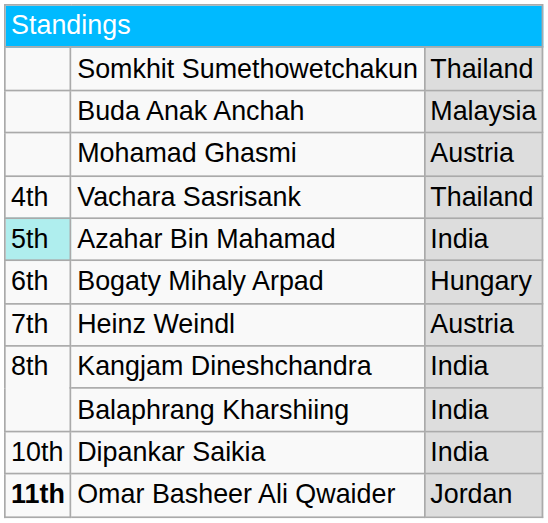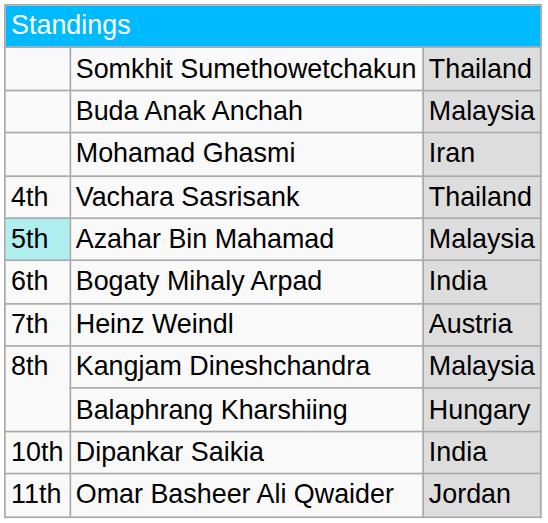(472, 153) Austria -> (452, 153) Iran
(459, 238) India -> (482, 238) Malaysia
(481, 281) Hungary -> (458, 281) India
(459, 366) India -> (482, 366) Malaysia
(459, 409) India -> (480, 409) Hungary
(38, 494) bold -> (36, 494) normal
